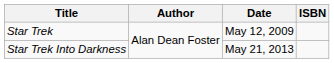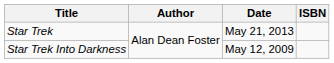(259, 31) May 12, 2009 -> (259, 31) May 21, 2013
(259, 49) May 21, 2013 -> (259, 49) May 12, 2009
